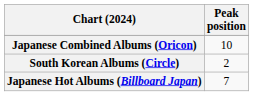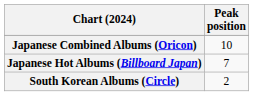rows swapped: (104, 81) <-> (104, 63)
